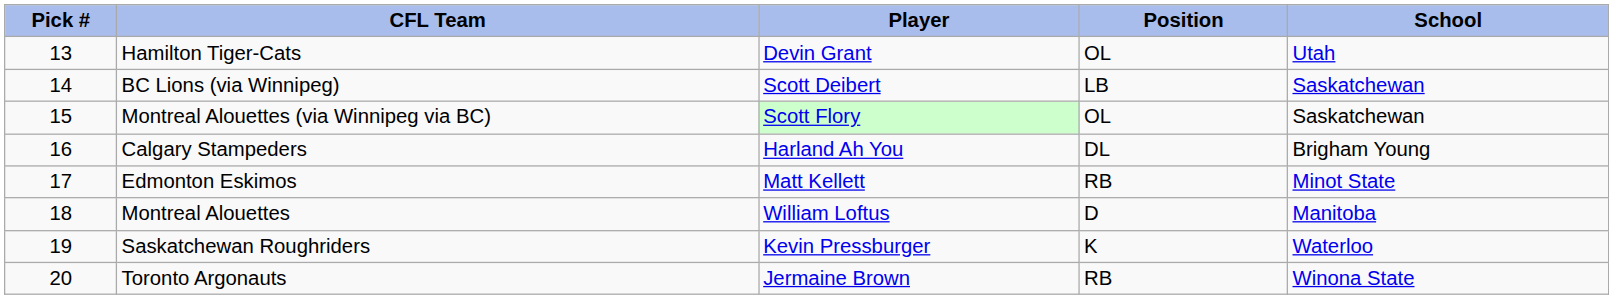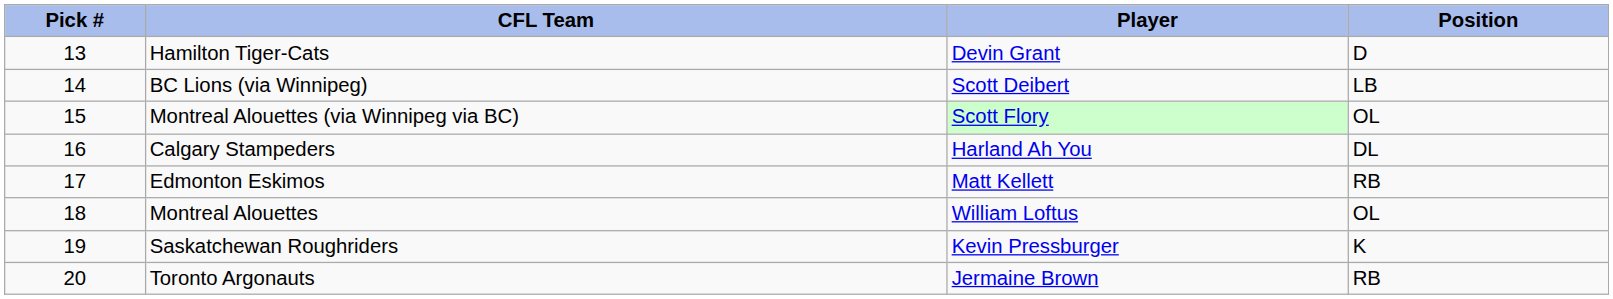- column: (1448, 20)
(1098, 52) OL -> (1360, 52) D
(1091, 213) D -> (1366, 213) OL
